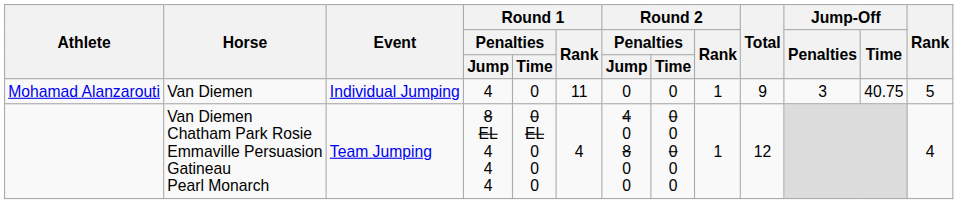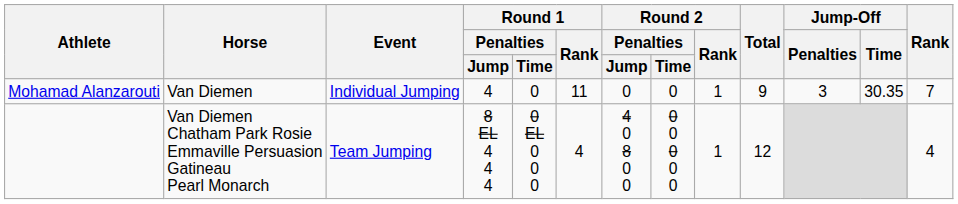(884, 92) 40.75 -> (884, 92) 30.35
(930, 92) 5 -> (930, 92) 7
